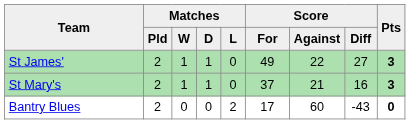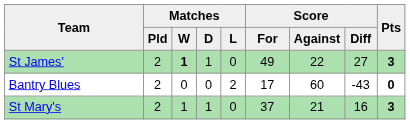(184, 61) normal -> (184, 61) bold
rows swapped: (35, 84) <-> (45, 107)
